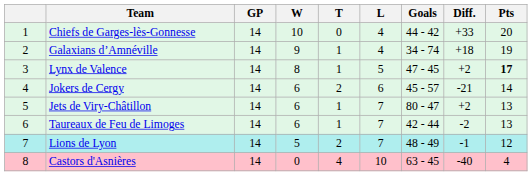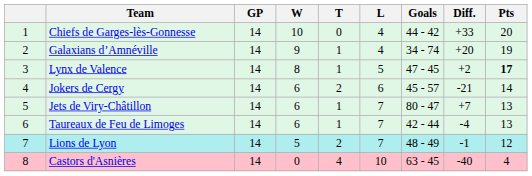(464, 50) +18 -> (464, 50) +20
(464, 106) +2 -> (464, 106) +7
(464, 124) -2 -> (464, 124) -4
